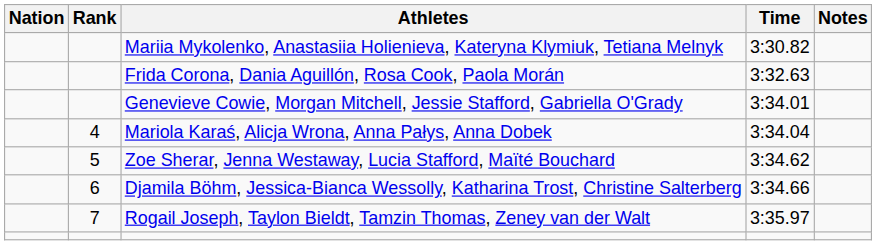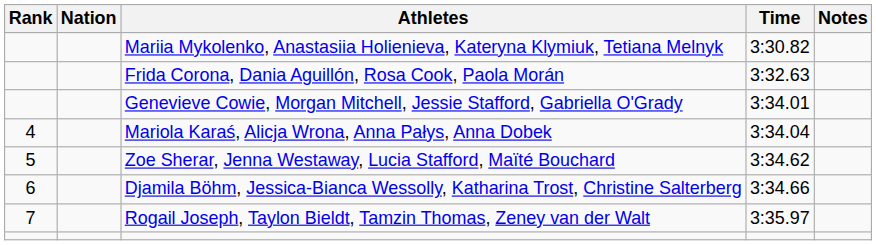columns swapped: (95, 18) <-> (37, 18)
